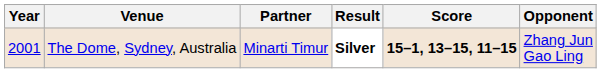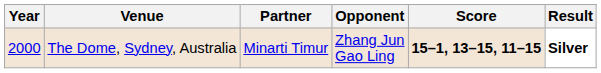columns swapped: (558, 17) <-> (358, 17)
(24, 48) 2001 -> (24, 48) 2000
